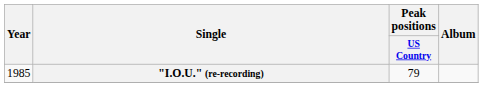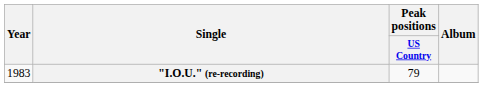(19, 73) 1985 -> (19, 73) 1983
